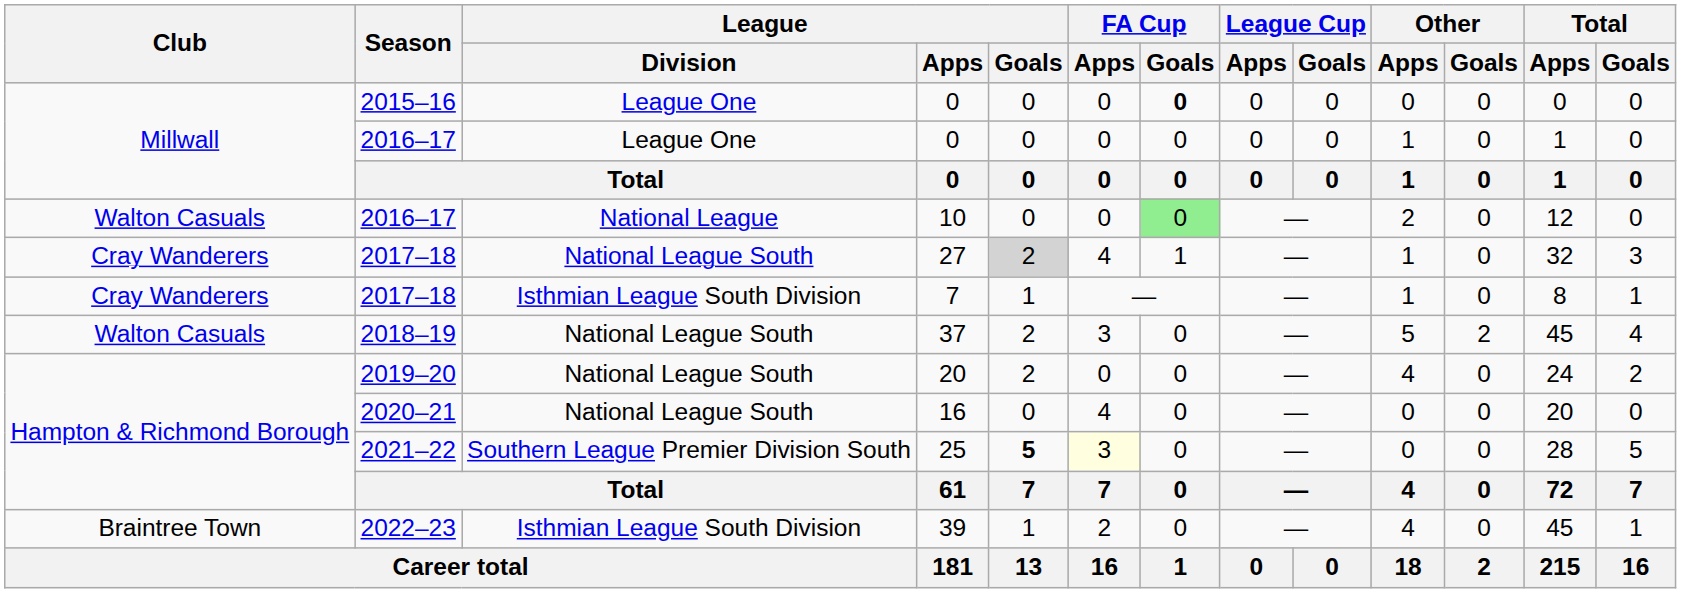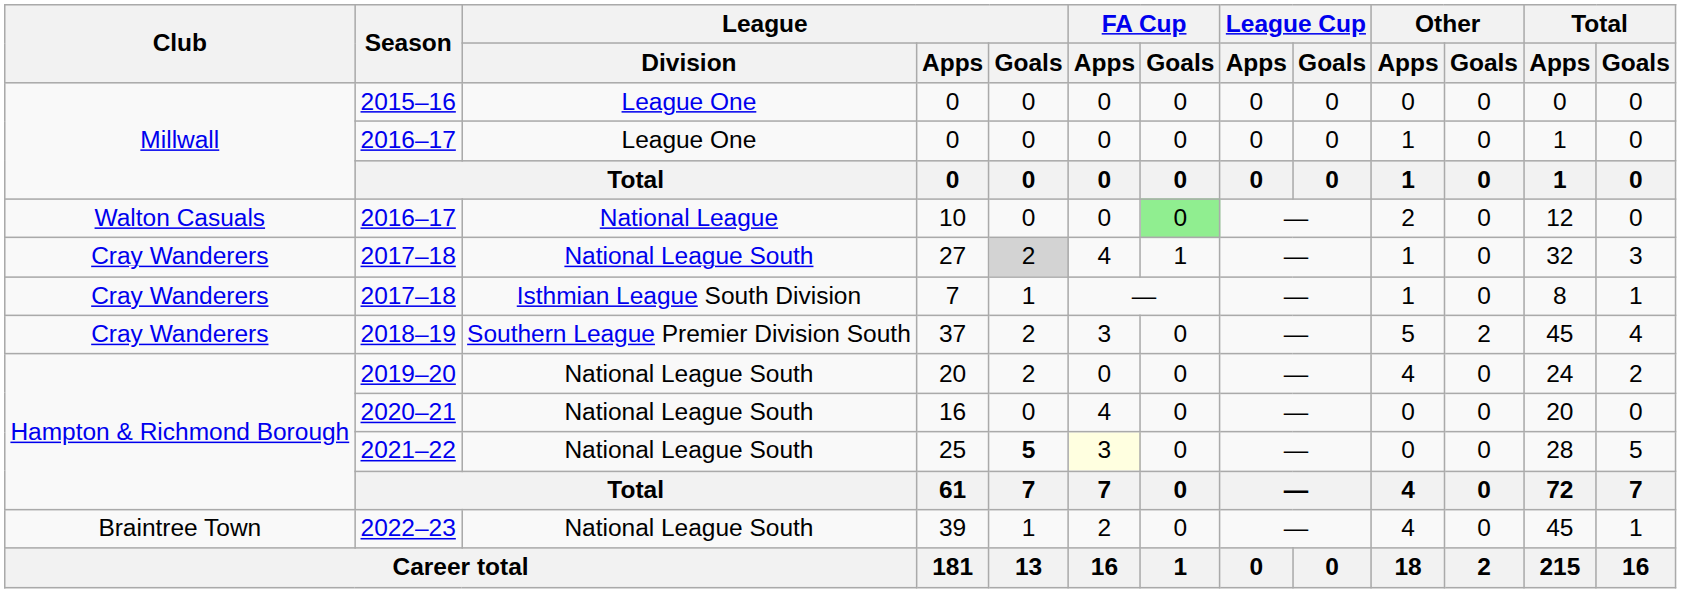(1180, 101) bold -> (1180, 101) normal
(180, 334) Walton Casuals -> (180, 334) Cray Wanderers
(689, 334) National League South -> (689, 334) Southern League Premier Division South
(689, 450) Southern League Premier Division South -> (689, 450) National League South
(689, 528) Isthmian League South Division -> (689, 528) National League South
